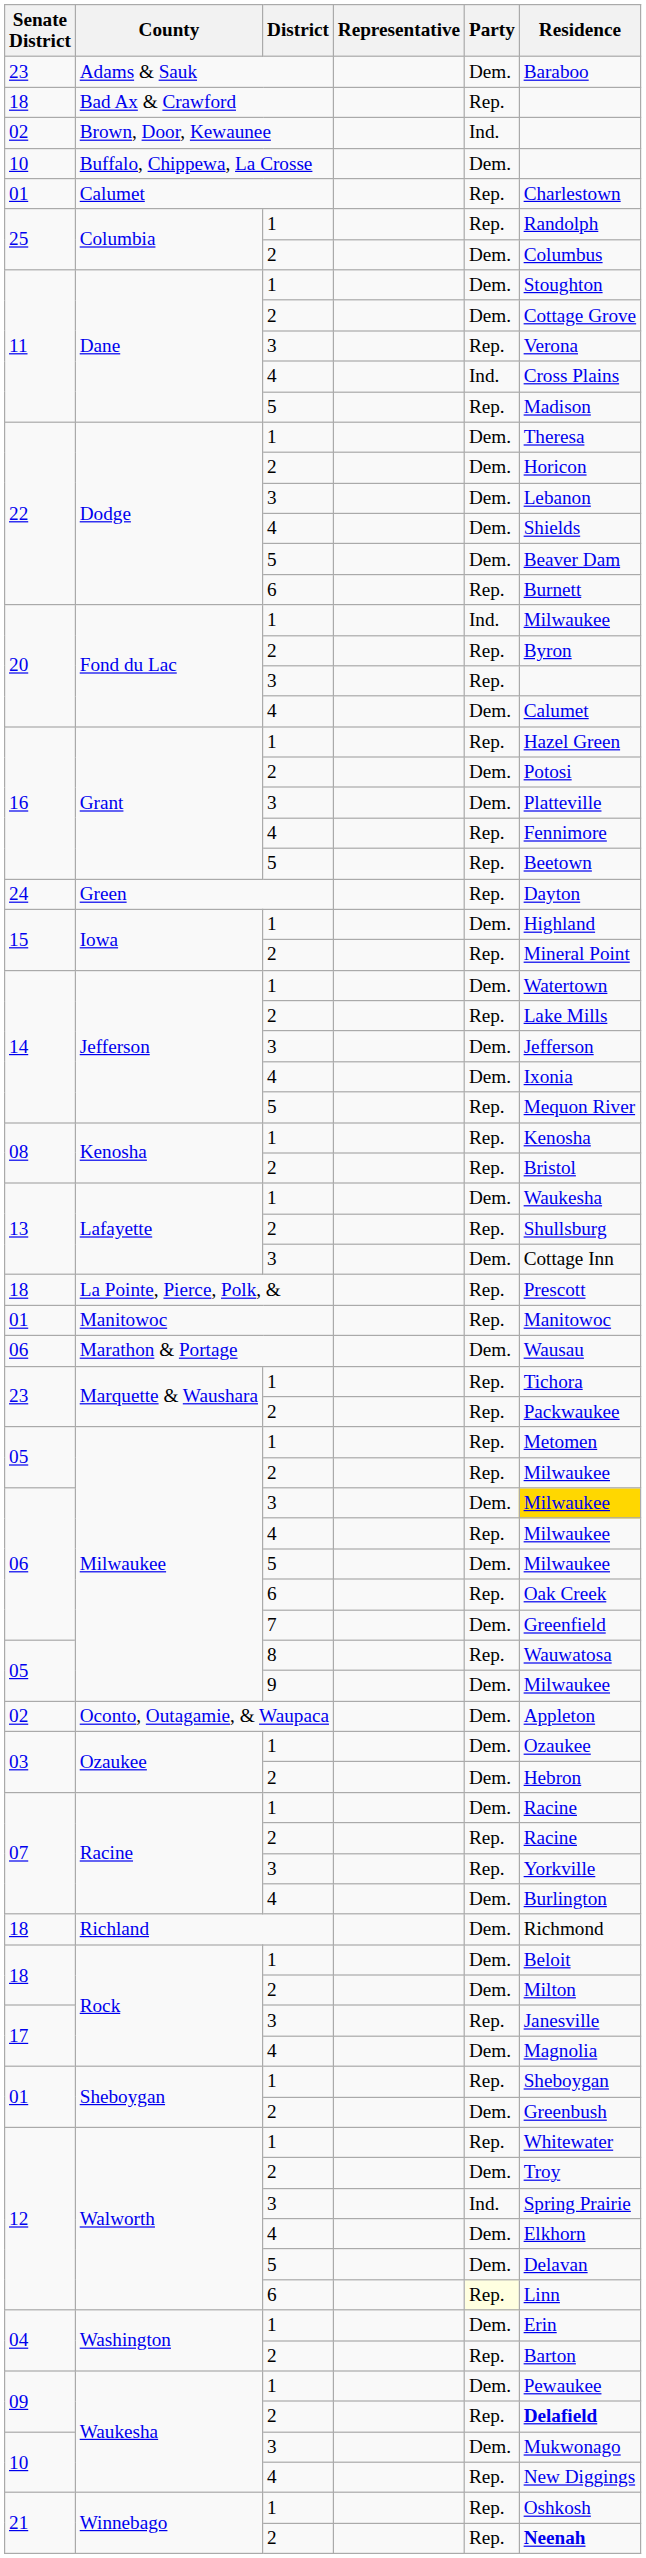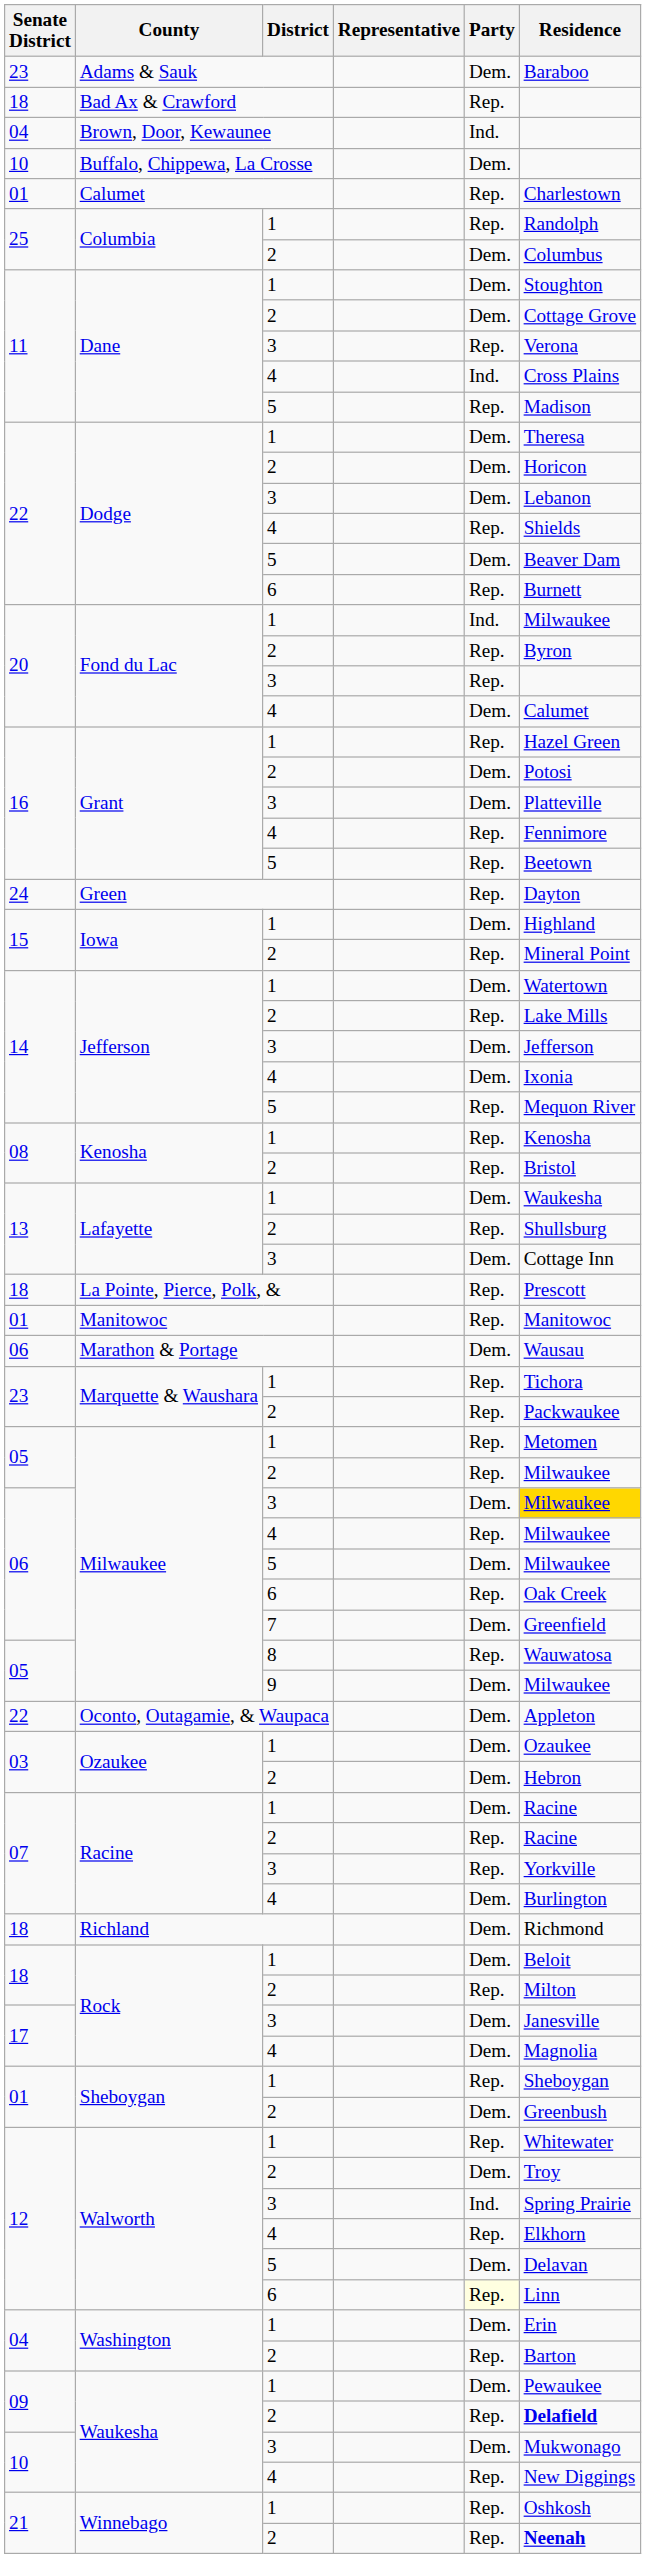(19, 132) 02 -> (19, 132) 04
(490, 528) Dem. -> (487, 528) Rep.
(19, 1716) 02 -> (19, 1716) 22
(490, 1990) Dem. -> (487, 1990) Rep.
(487, 2020) Rep. -> (490, 2020) Dem.
(490, 2233) Dem. -> (487, 2233) Rep.
